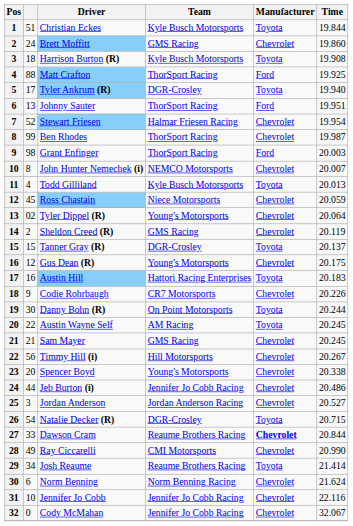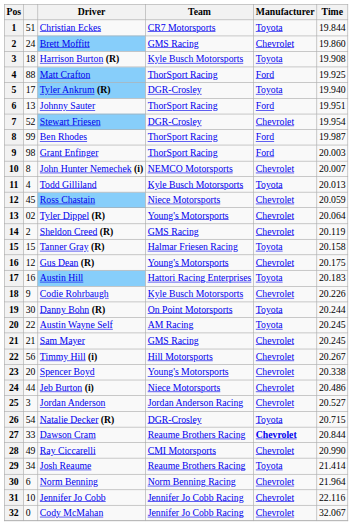(195, 27) Kyle Busch Motorsports -> (182, 27) CR7 Motorsports
(193, 121) Halmar Friesen Racing -> (175, 121) DGR-Crosley
(275, 137) Chevrolet -> (265, 137) Ford
(175, 246) DGR-Crosley -> (193, 246) Halmar Friesen Racing
(332, 246) 20.137 -> (332, 246) 20.158
(182, 293) CR7 Motorsports -> (195, 293) Kyle Busch Motorsports
(196, 387) Jennifer Jo Cobb Racing -> (184, 387) Niece Motorsports
(332, 481) 21.624 -> (332, 481) 21.964
